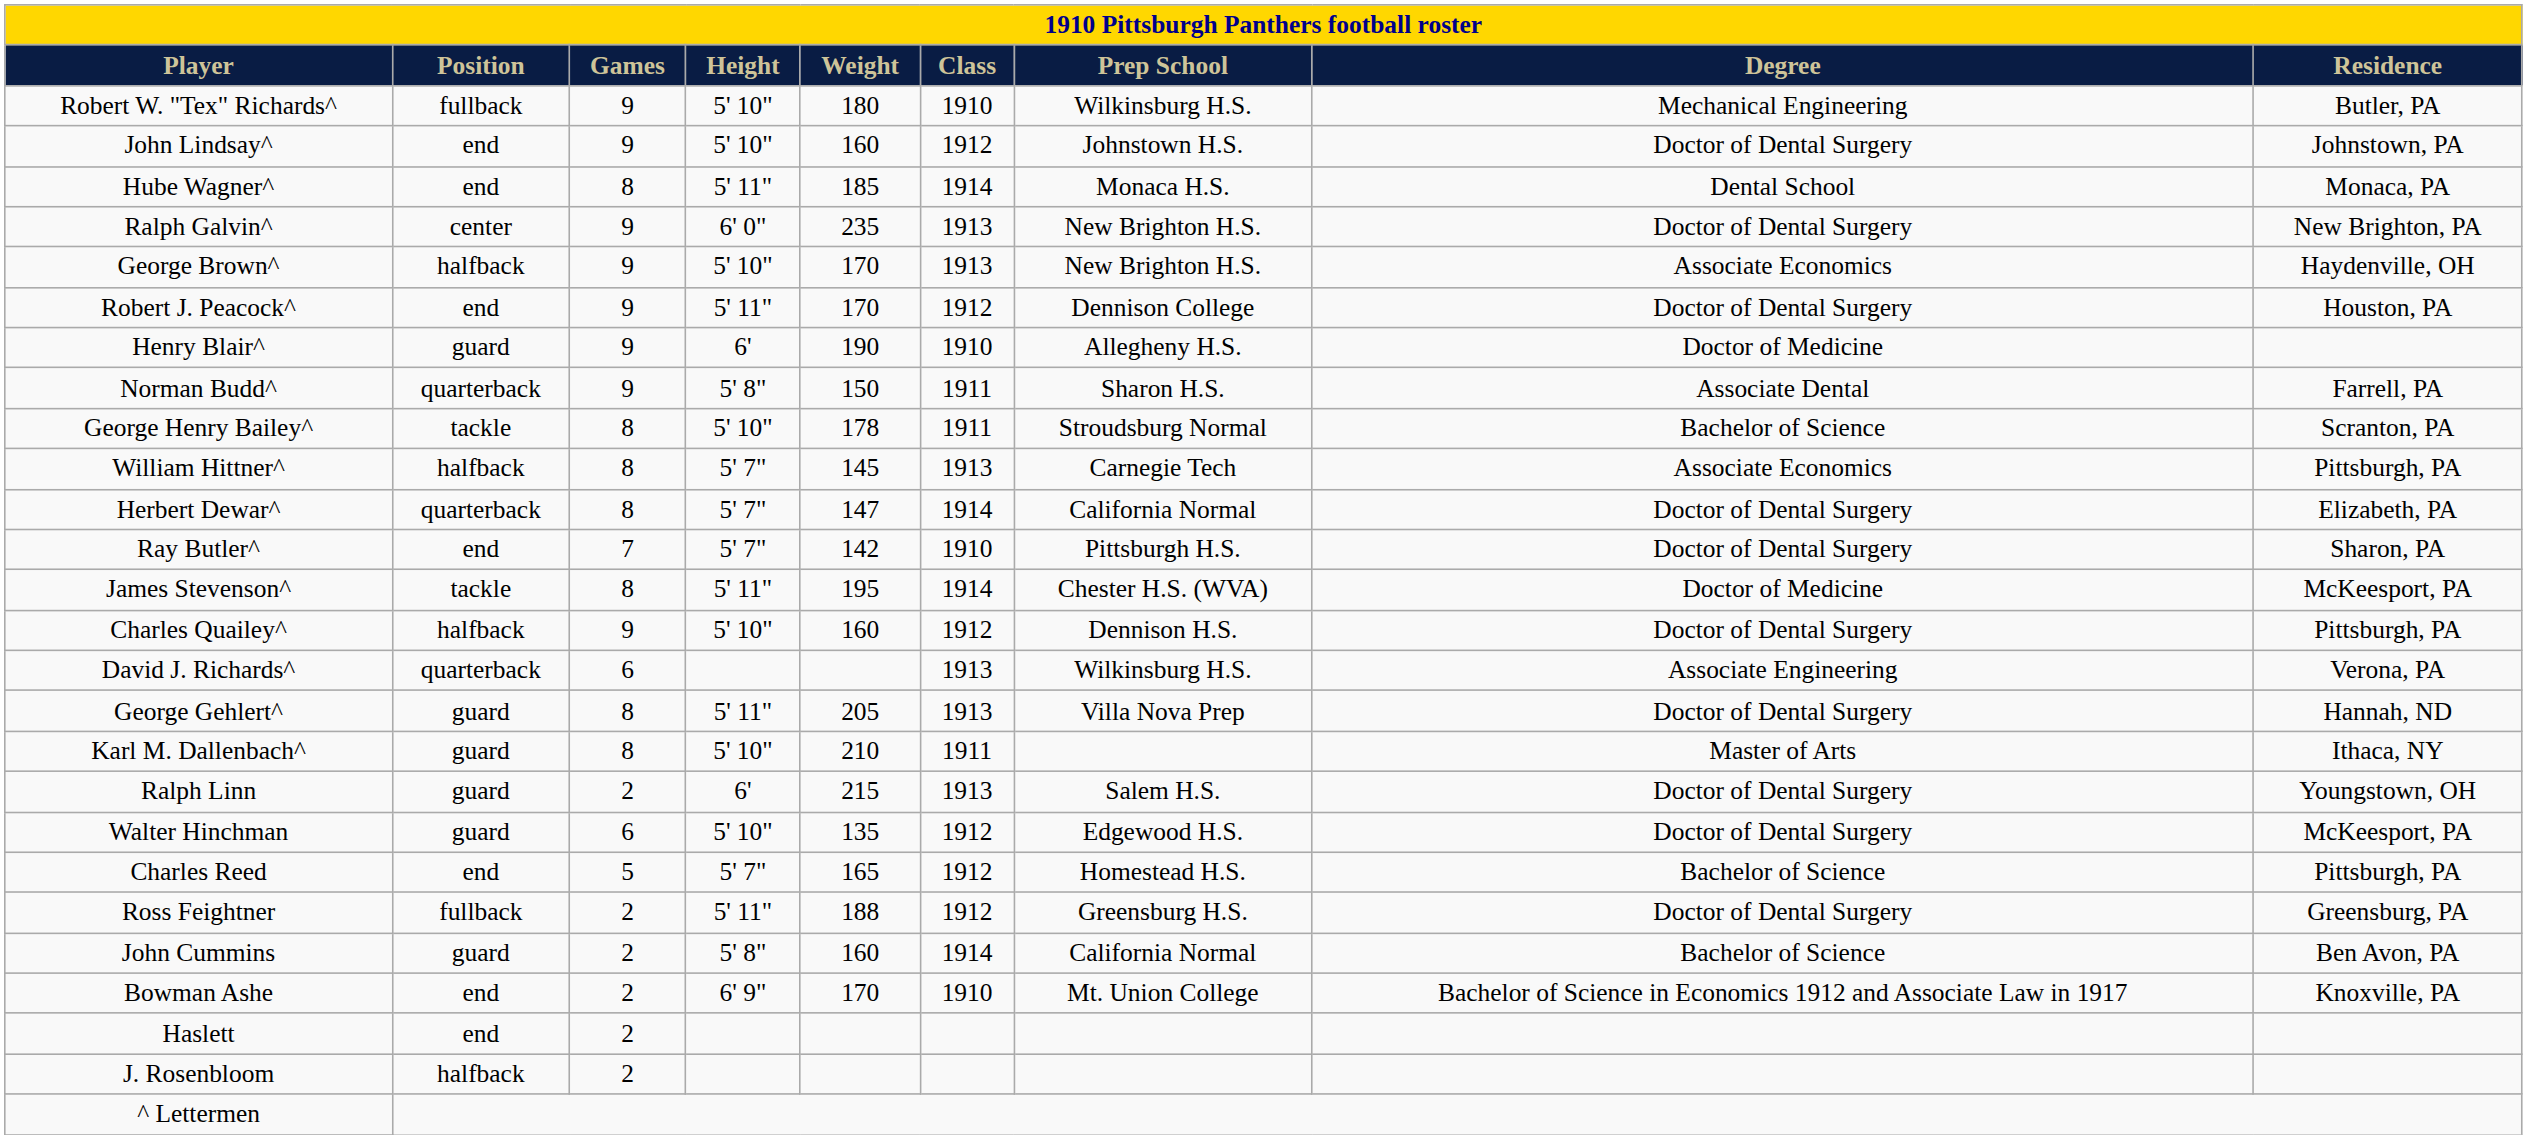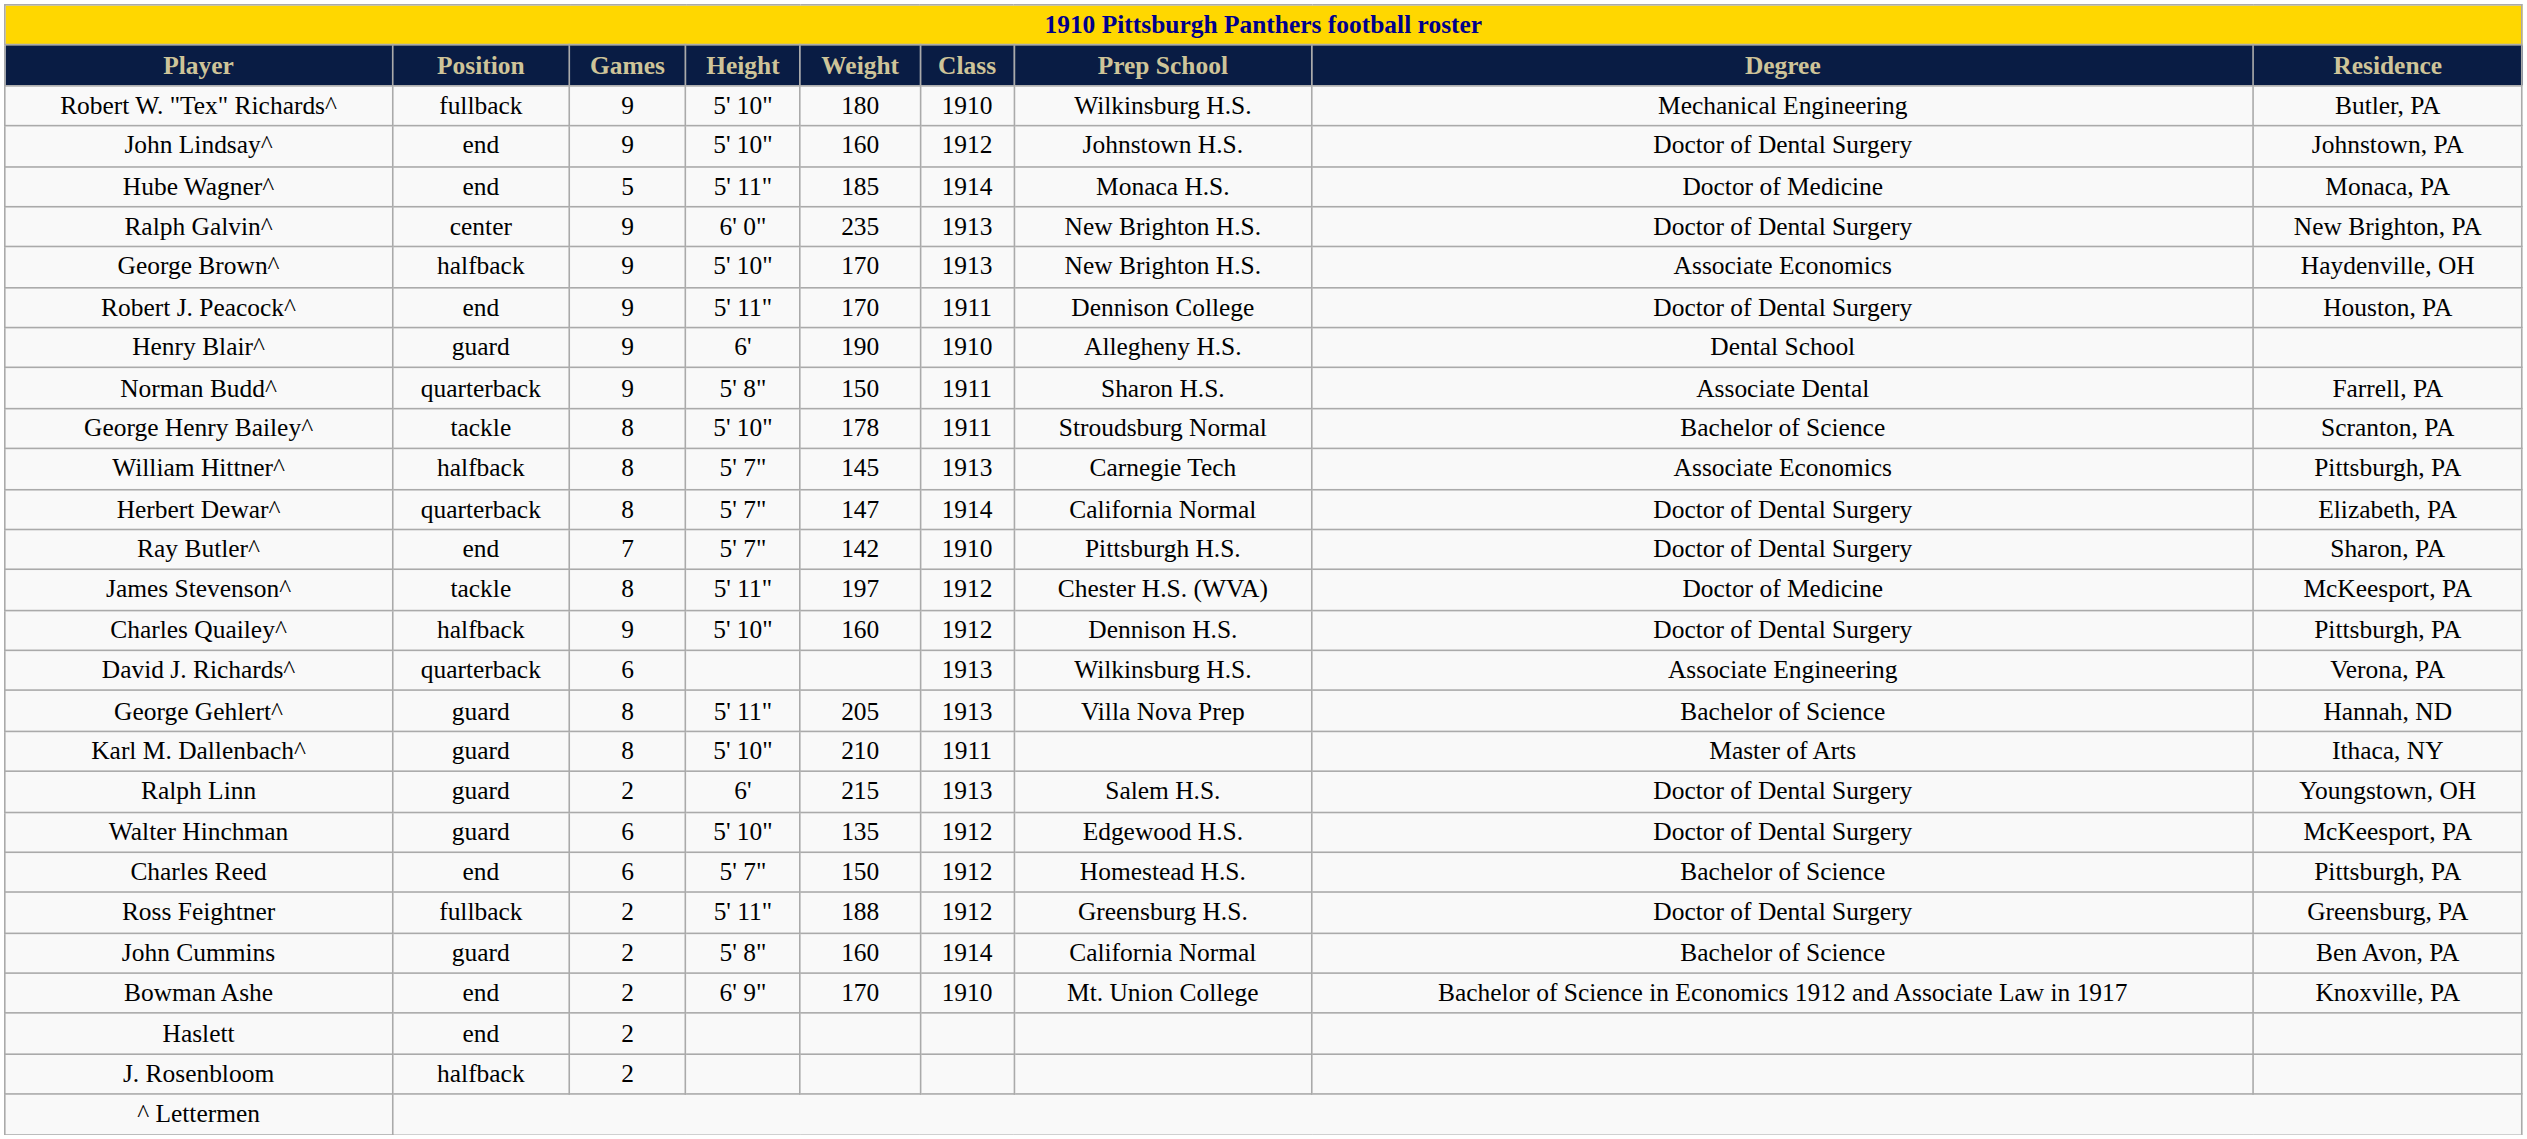(628, 186) 8 -> (628, 186) 5
(1783, 186) Dental School -> (1783, 186) Doctor of Medicine
(967, 307) 1912 -> (967, 307) 1911
(1783, 347) Doctor of Medicine -> (1783, 347) Dental School
(860, 589) 195 -> (860, 589) 197
(967, 589) 1914 -> (967, 589) 1912
(1783, 710) Doctor of Dental Surgery -> (1783, 710) Bachelor of Science
(628, 871) 5 -> (628, 871) 6
(860, 871) 165 -> (860, 871) 150
